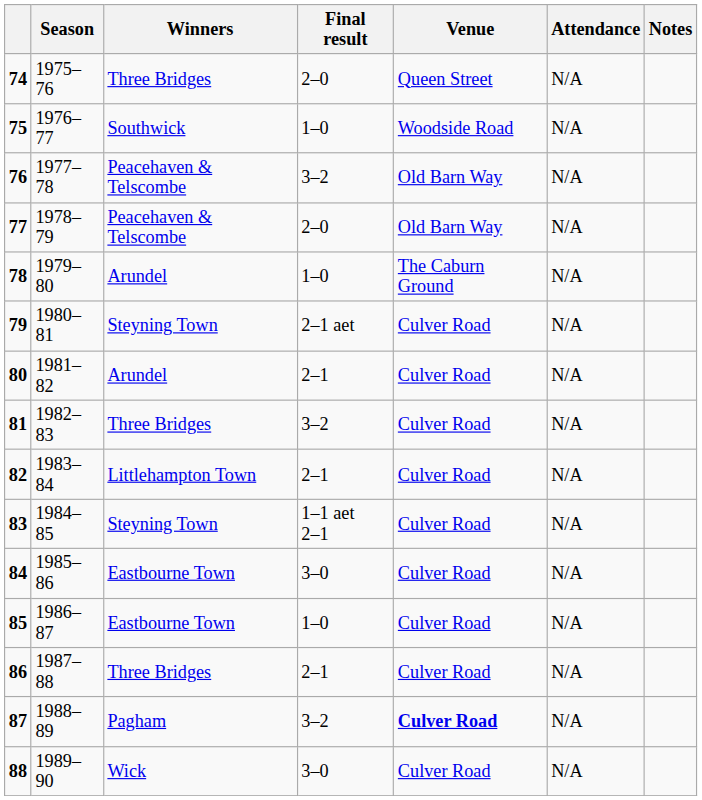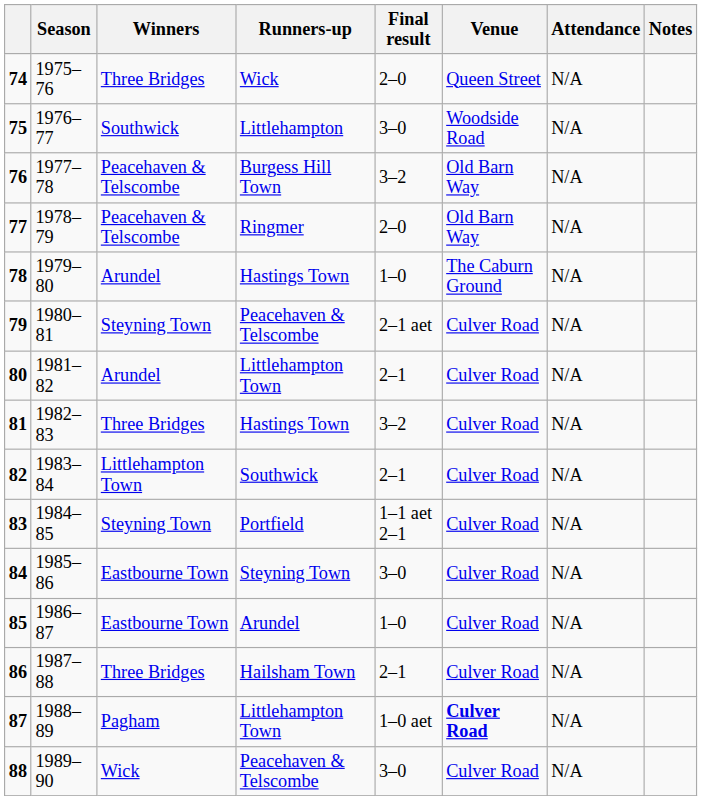+ column: (305, 29)
(315, 128) 1–0 -> (393, 128) 3–0
(315, 721) 3–2 -> (406, 721) 1–0 aet
